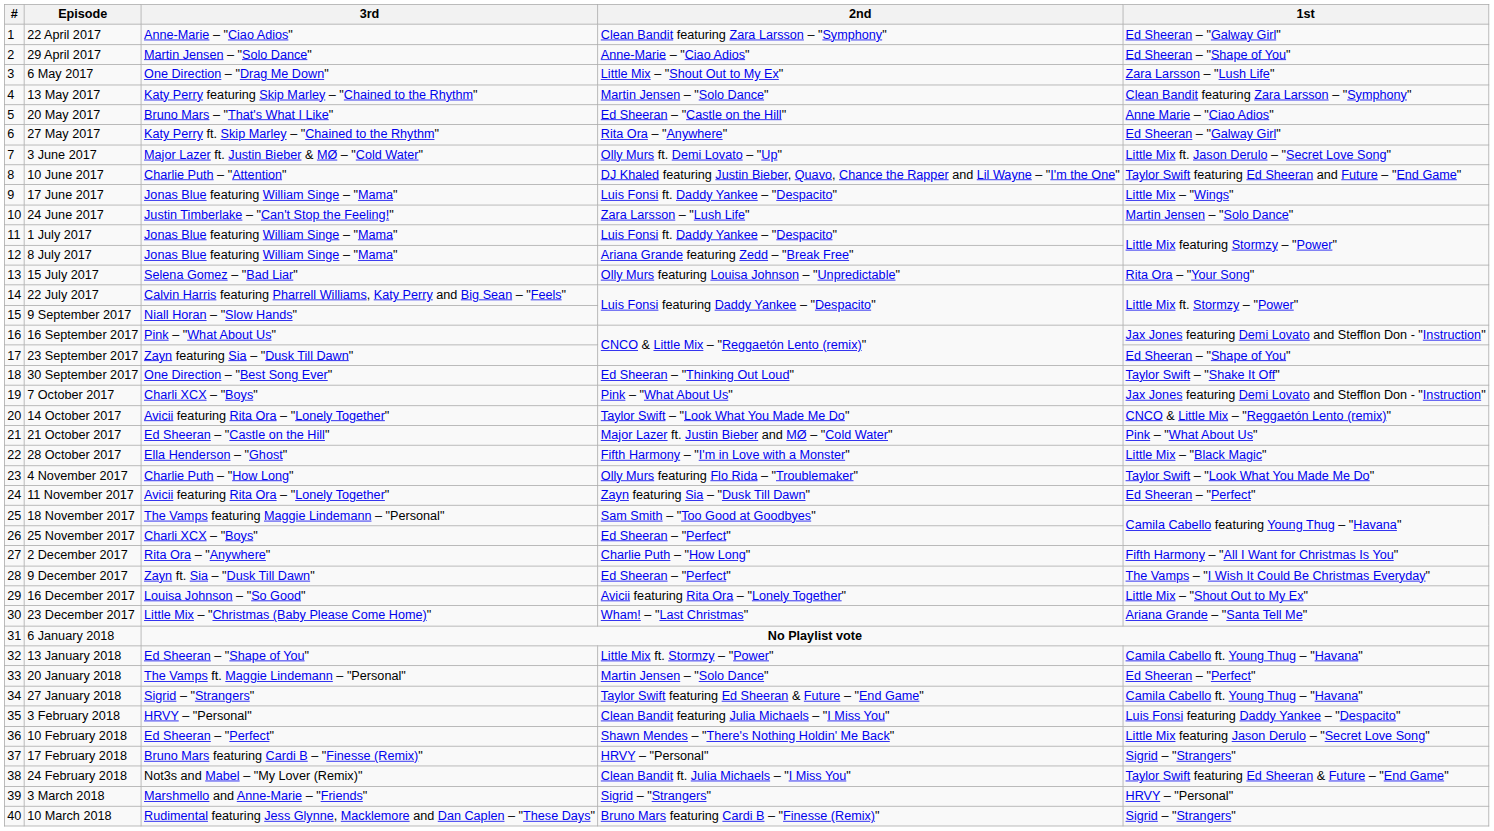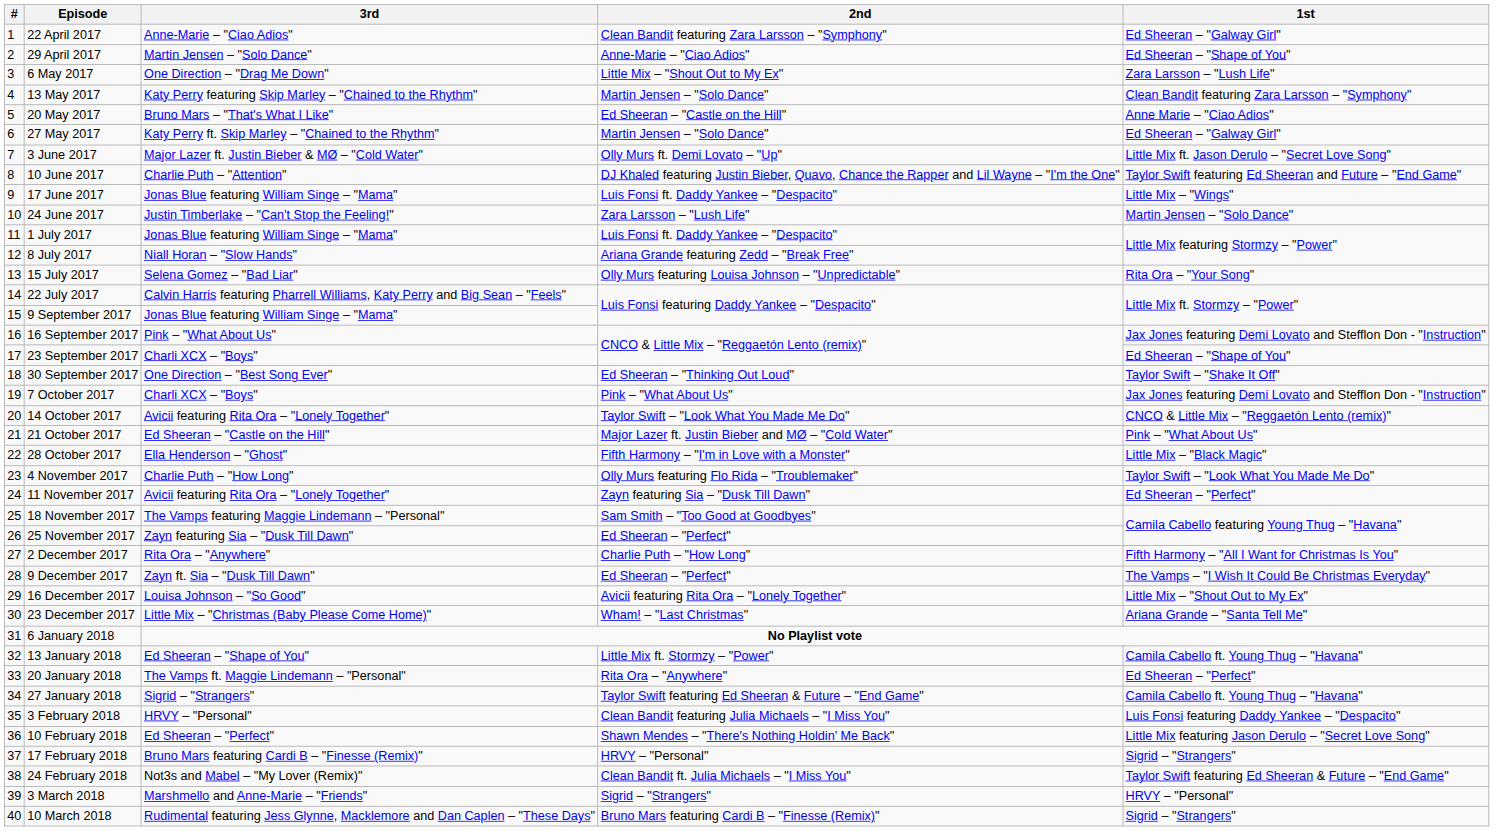(664, 134) Rita Ora – "Anywhere" -> (685, 134) Martin Jensen – "Solo Dance"
(271, 255) Jonas Blue featuring William Singe – "Mama" -> (221, 255) Niall Horan – "Slow Hands"
(221, 315) Niall Horan – "Slow Hands" -> (271, 315) Jonas Blue featuring William Singe – "Mama"
(249, 355) Zayn featuring Sia – "Dusk Till Dawn" -> (201, 355) Charli XCX – "Boys"
(201, 535) Charli XCX – "Boys" -> (249, 535) Zayn featuring Sia – "Dusk Till Dawn"
(685, 676) Martin Jensen – "Solo Dance" -> (664, 676) Rita Ora – "Anywhere"
